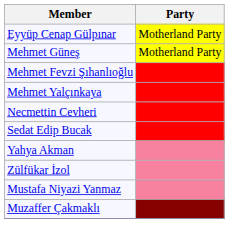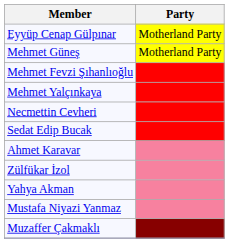+ row: (44, 150)
rows swapped: (41, 150) <-> (38, 170)
